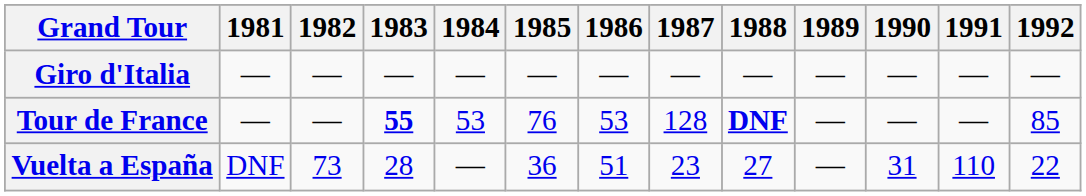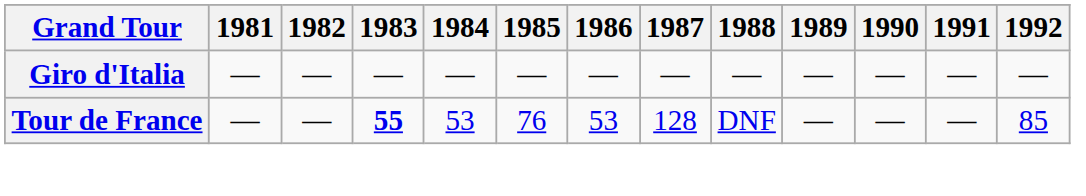(758, 119) bold -> (747, 119) normal
- row: (112, 166)
